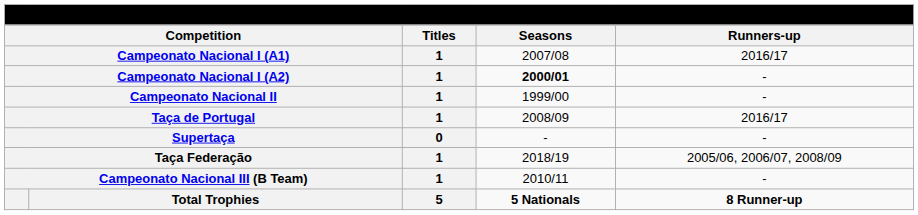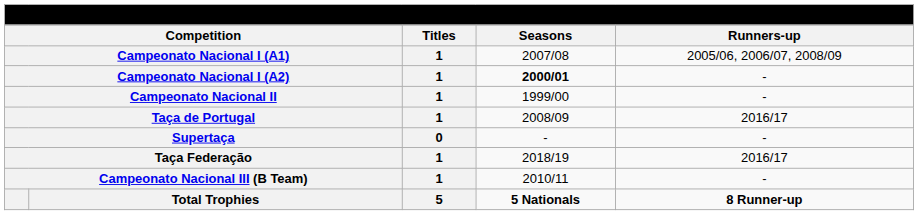(764, 56) 2016/17 -> (764, 56) 2005/06, 2006/07, 2008/09
(764, 158) 2005/06, 2006/07, 2008/09 -> (764, 158) 2016/17
